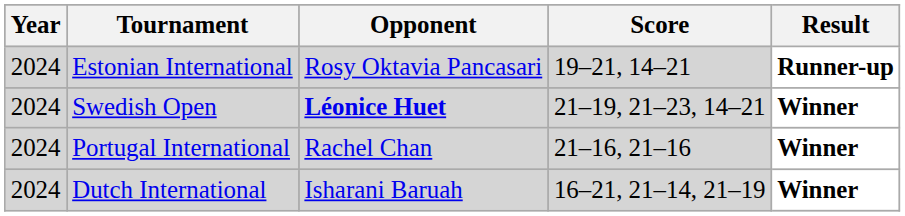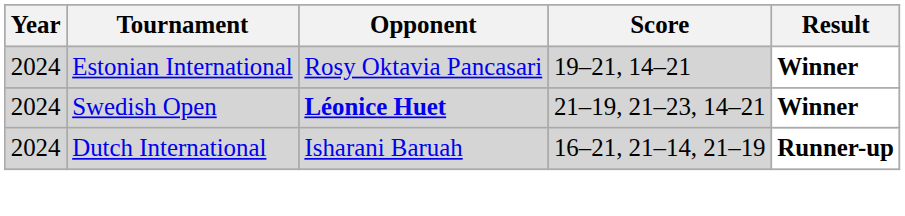(836, 66) Runner-up -> (818, 66) Winner
- row: (181, 148)
(818, 189) Winner -> (836, 148) Runner-up
